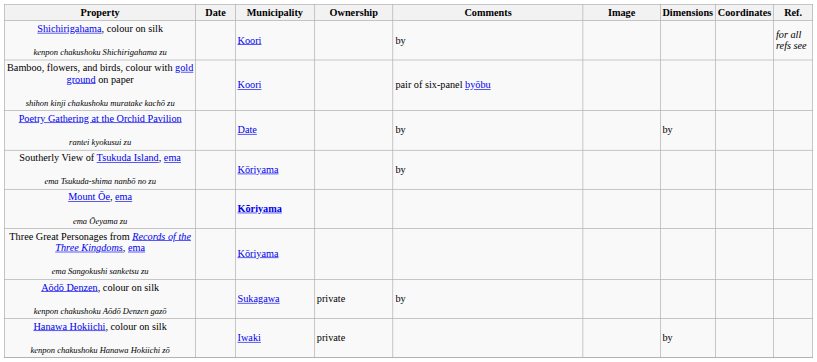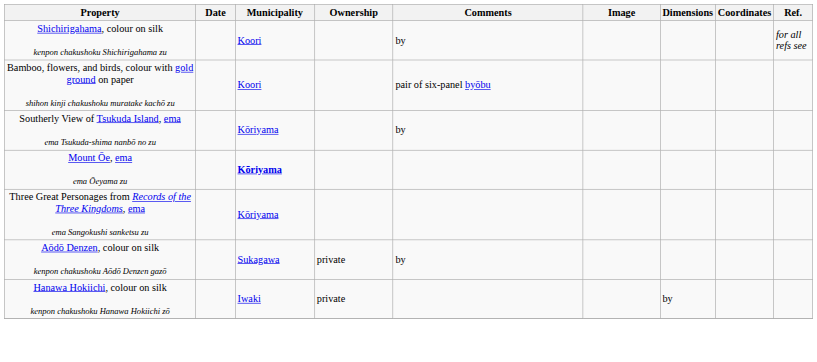- row: (100, 130)
